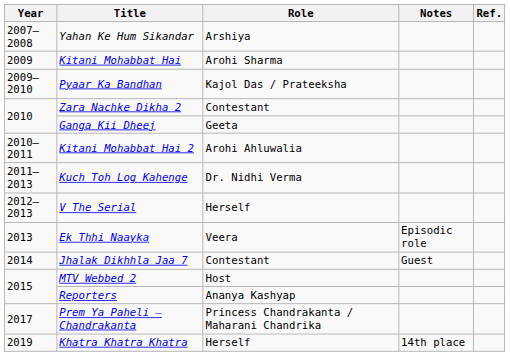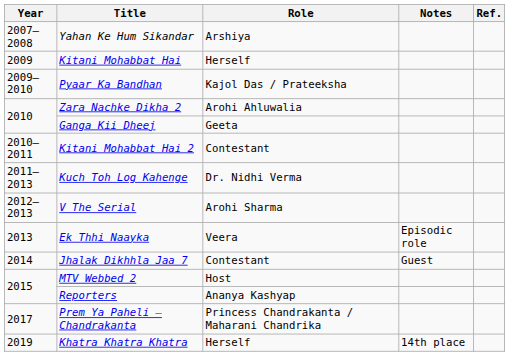(244, 60) Arohi Sharma -> (228, 60) Herself
(238, 107) Contestant -> (254, 107) Arohi Ahluwalia
(254, 148) Arohi Ahluwalia -> (238, 148) Contestant
(228, 207) Herself -> (244, 207) Arohi Sharma
